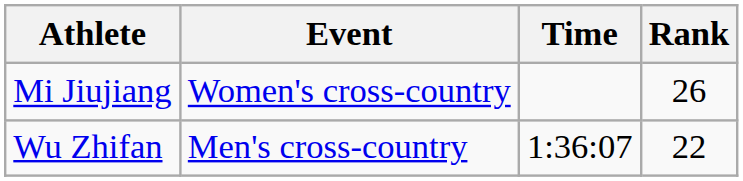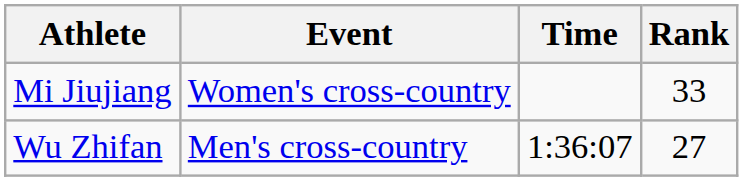(689, 90) 26 -> (689, 90) 33
(689, 147) 22 -> (689, 147) 27
